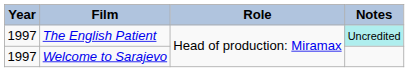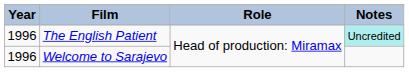(22, 35) 1997 -> (22, 35) 1996
(22, 56) 1997 -> (22, 56) 1996
